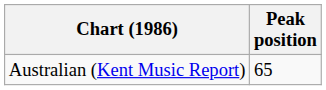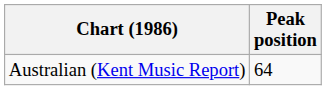(263, 69) 65 -> (263, 69) 64
